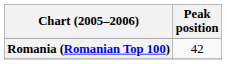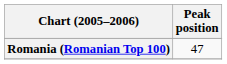(197, 48) 42 -> (197, 48) 47
